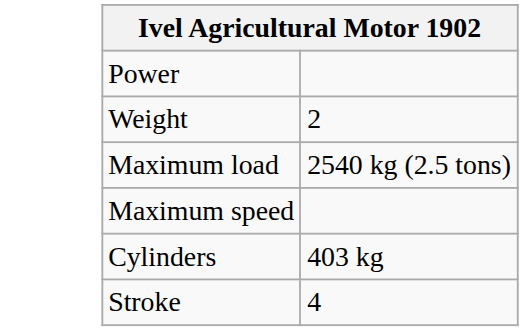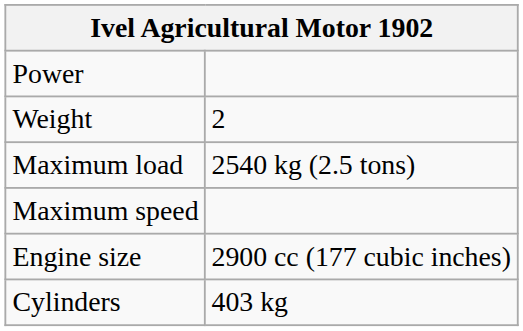+ row: (77, 256)
- row: (144, 302)
